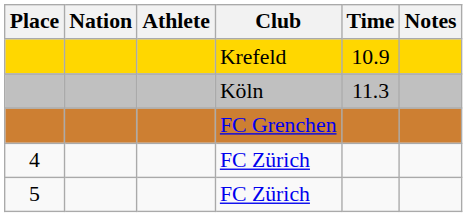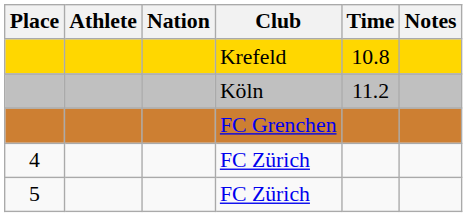columns swapped: (176, 21) <-> (101, 21)
(371, 56) 10.9 -> (371, 56) 10.8
(371, 90) 11.3 -> (371, 90) 11.2
